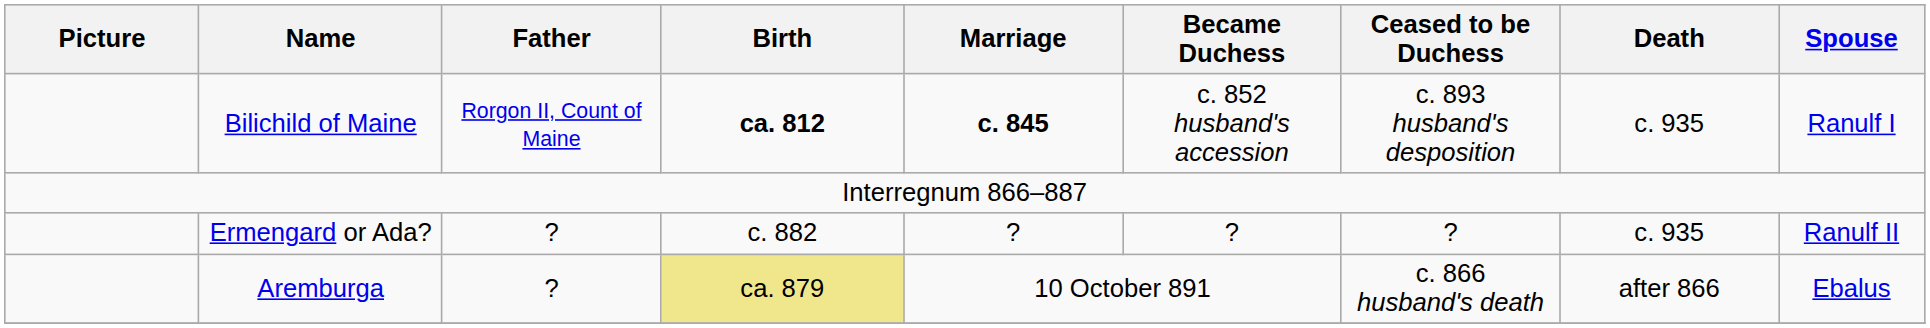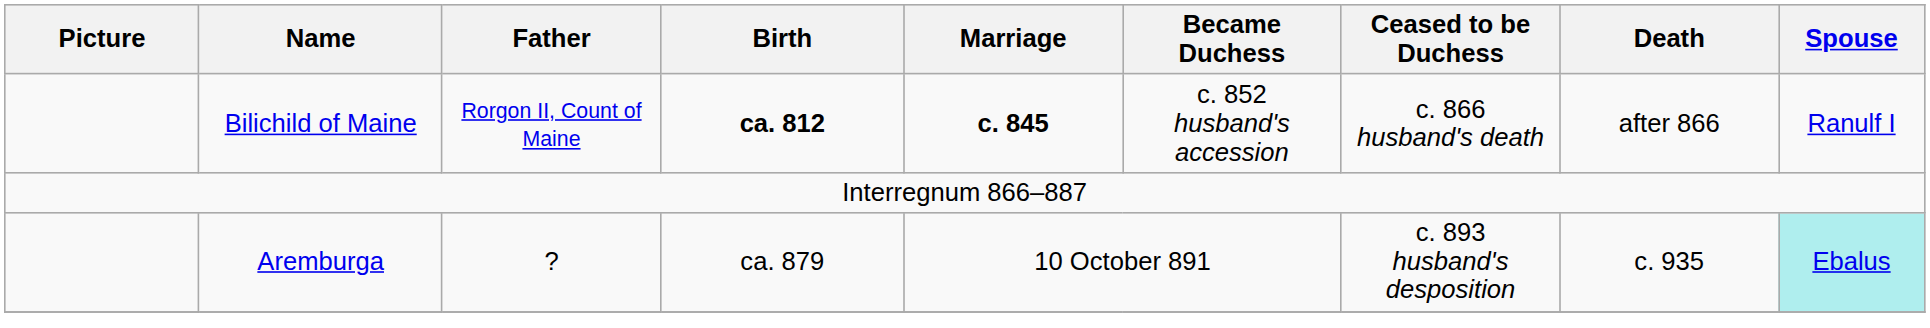(1451, 123) c. 893 husband's desposition -> (1451, 122) c. 866 husband's death
(1669, 123) c. 935 -> (1669, 123) after 866
- row: (321, 232)
(782, 288) khaki background -> (782, 261) no background
(1451, 288) c. 866 husband's death -> (1451, 261) c. 893 husband's desposition
(1669, 288) after 866 -> (1669, 261) c. 935
(1852, 288) no background -> (1852, 261) paleturquoise background
